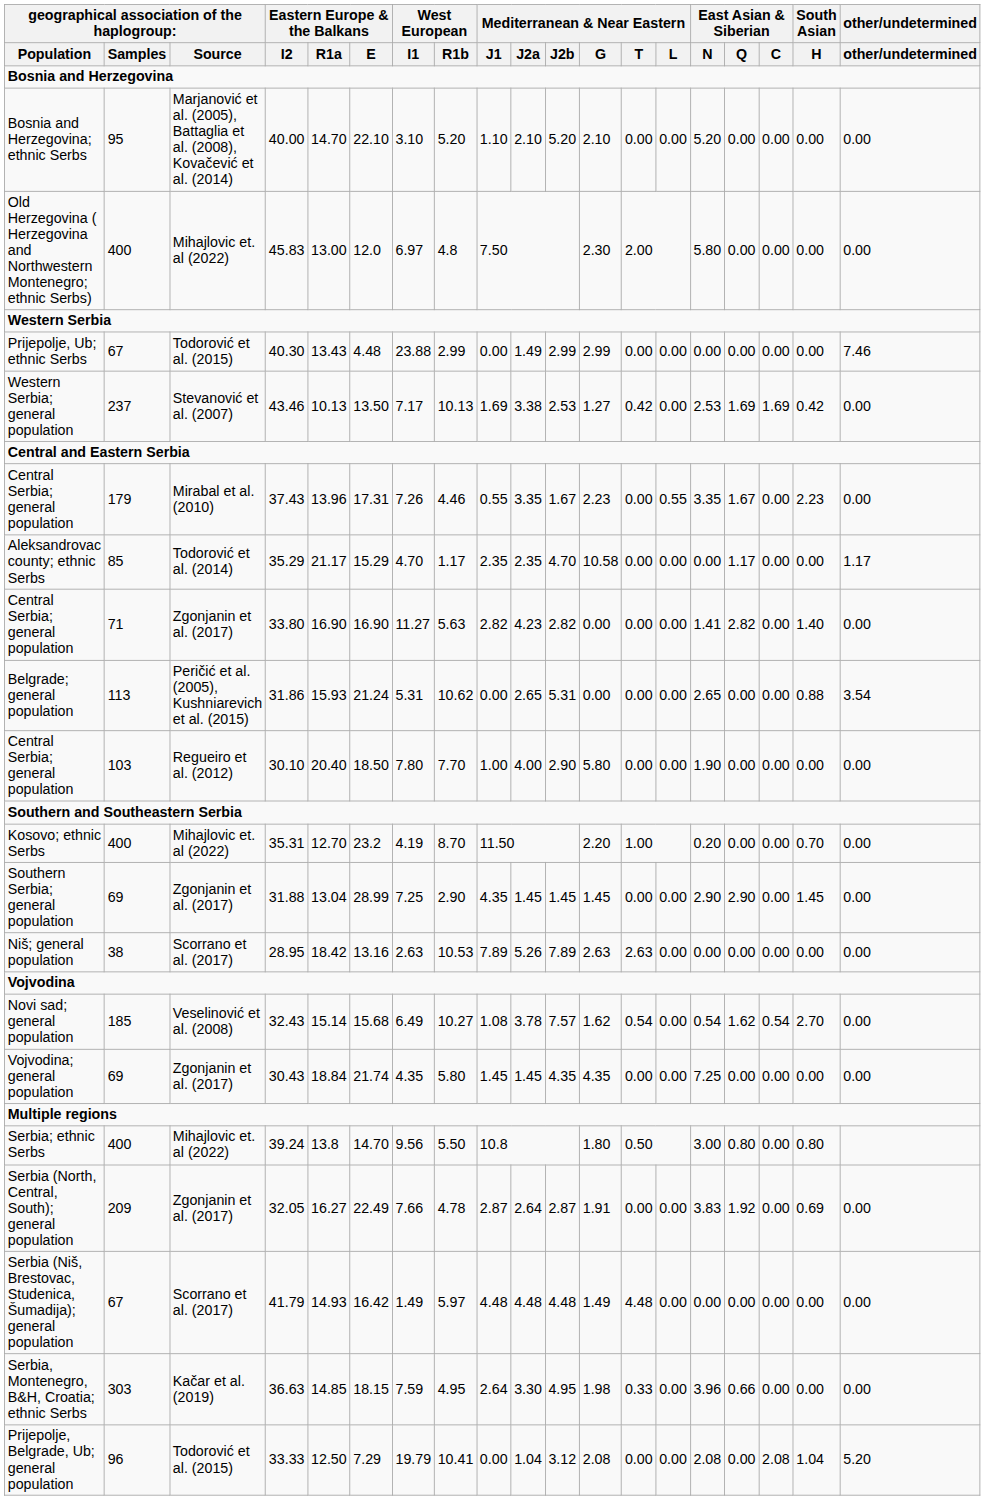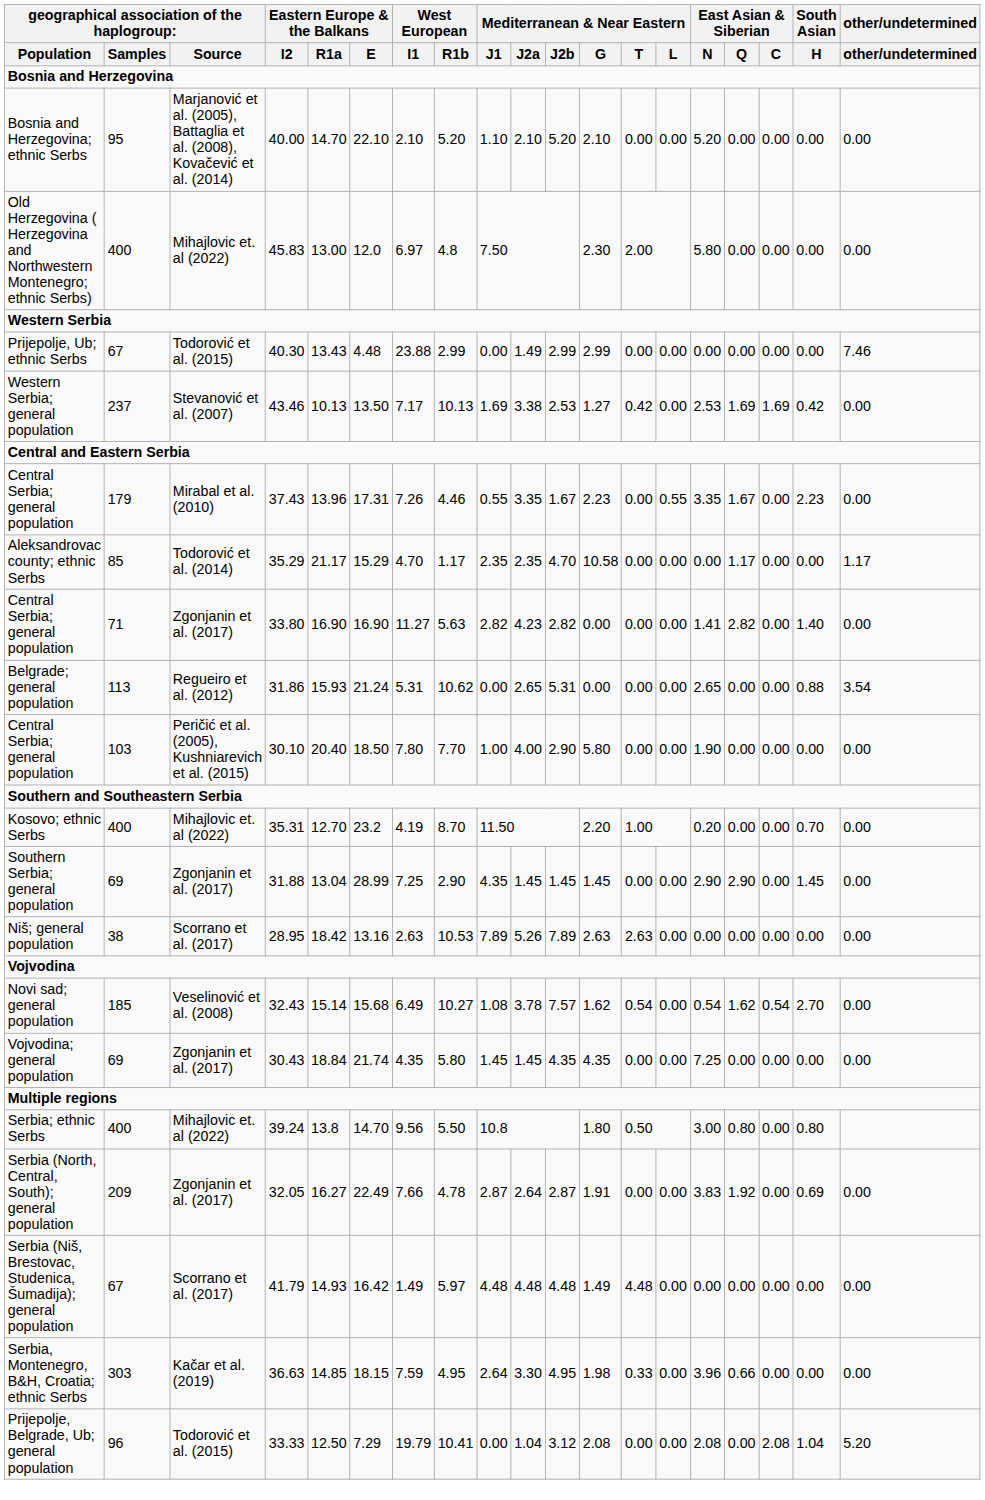(409, 139) 3.10 -> (409, 139) 2.10
(218, 695) Peričić et al. (2005), Kushniarevich et al. (2015) -> (210, 687) Regueiro et al. (2012)
(210, 765) Regueiro et al. (2012) -> (218, 749) Peričić et al. (2005), Kushniarevich et al. (2015)
